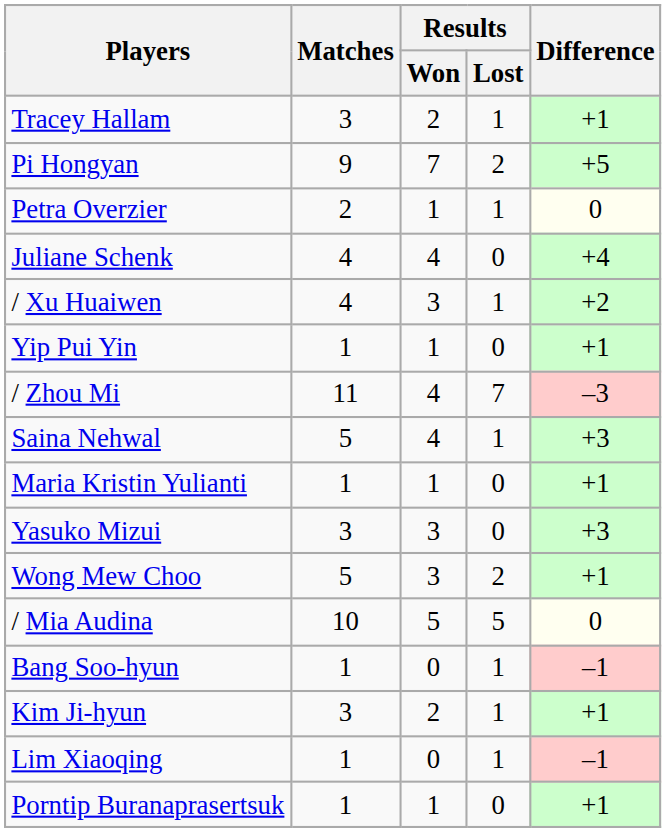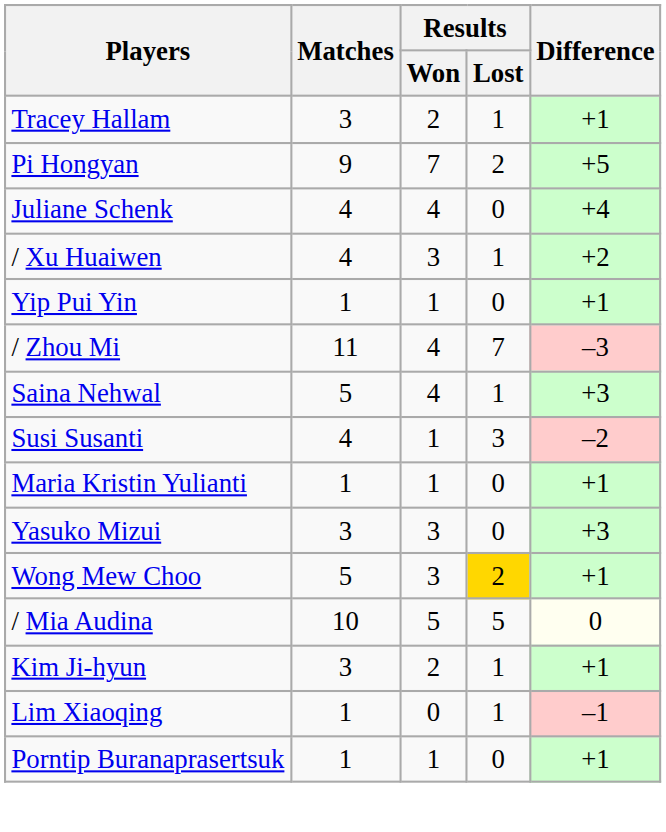- row: (89, 210)
+ row: (77, 438)
(498, 575) no background -> (498, 575) gold background
- row: (95, 667)
